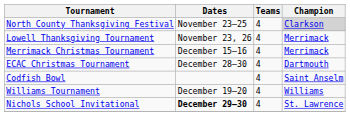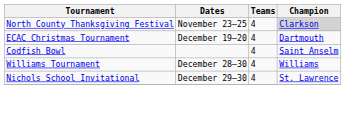- row: (80, 38)
- row: (80, 51)
(212, 64) December 28–30 -> (212, 38) December 19–20
(212, 91) December 19–20 -> (212, 64) December 28–30
(212, 104) bold -> (212, 78) normal
